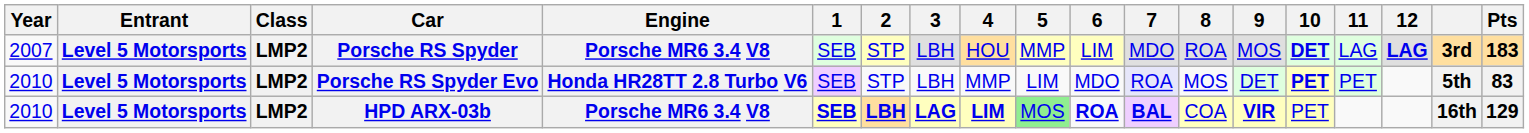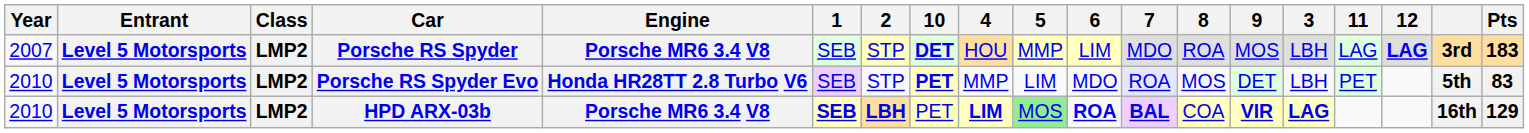columns swapped: (936, 20) <-> (1310, 20)
